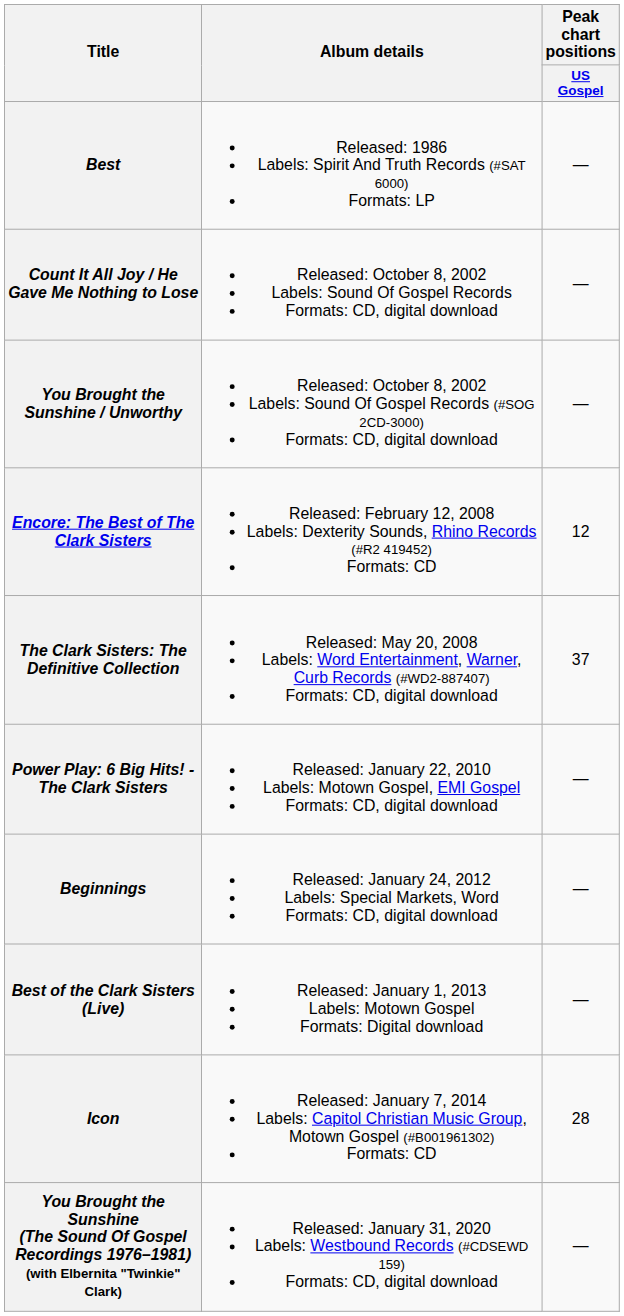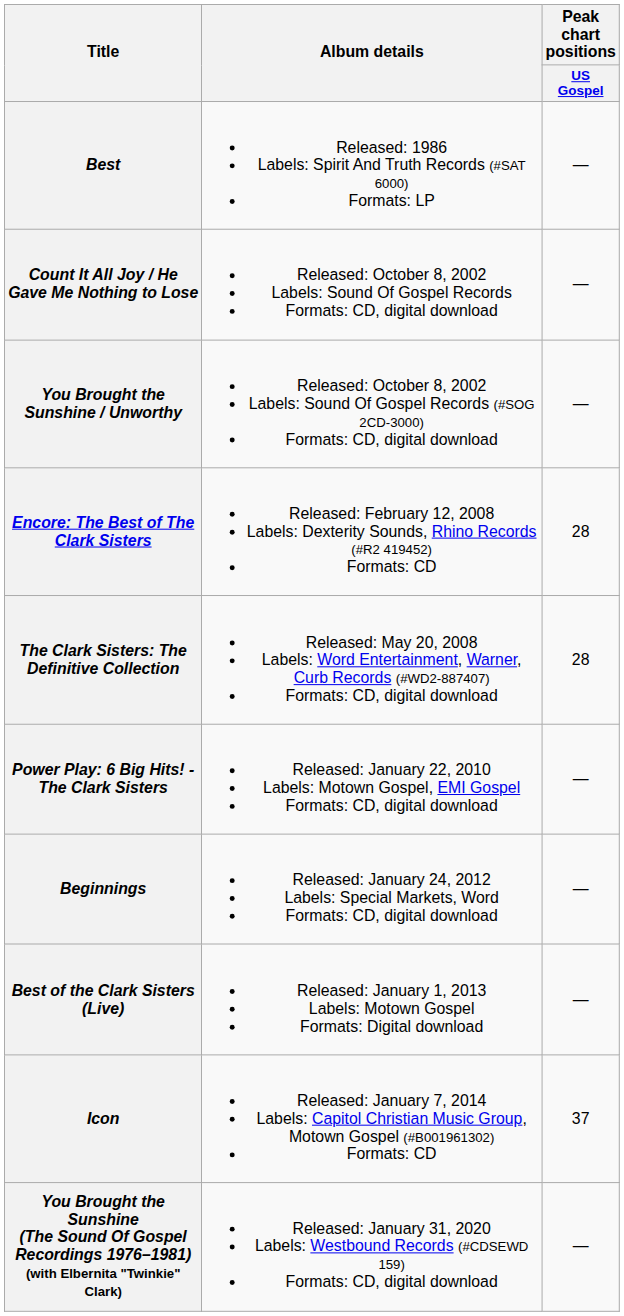(581, 531) 12 -> (581, 531) 28
(581, 659) 37 -> (581, 659) 28
(581, 1118) 28 -> (581, 1118) 37
